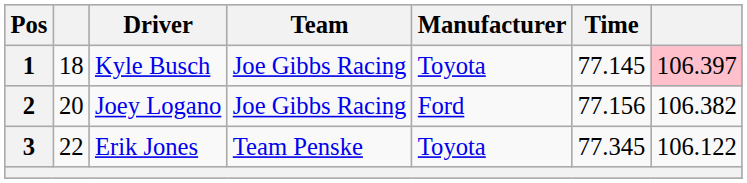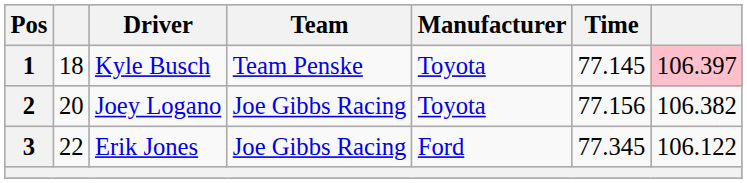(320, 65) Joe Gibbs Racing -> (298, 65) Team Penske
(441, 106) Ford -> (452, 106) Toyota
(298, 146) Team Penske -> (320, 146) Joe Gibbs Racing
(452, 146) Toyota -> (441, 146) Ford
